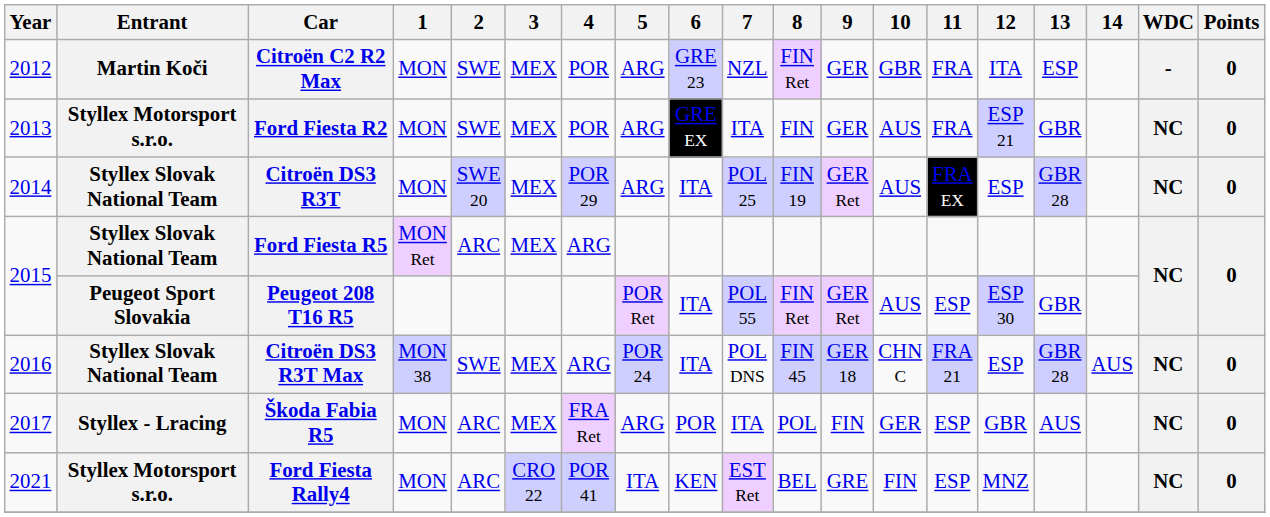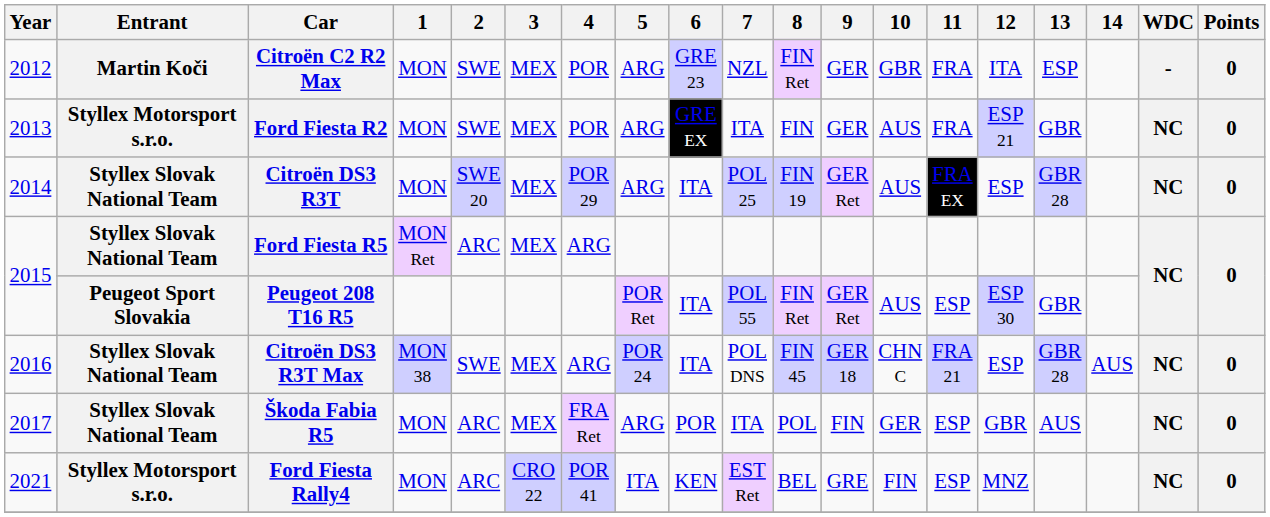(152, 423) Styllex - Lracing -> (152, 423) Styllex Slovak National Team
